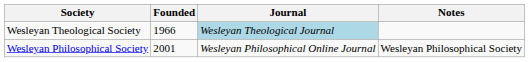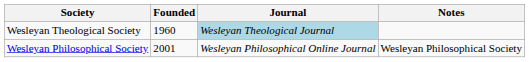(164, 30) 1966 -> (164, 30) 1960
